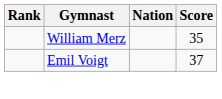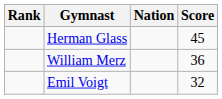+ row: (87, 37)
(196, 37) 35 -> (198, 60) 36
(196, 60) 37 -> (198, 82) 32
